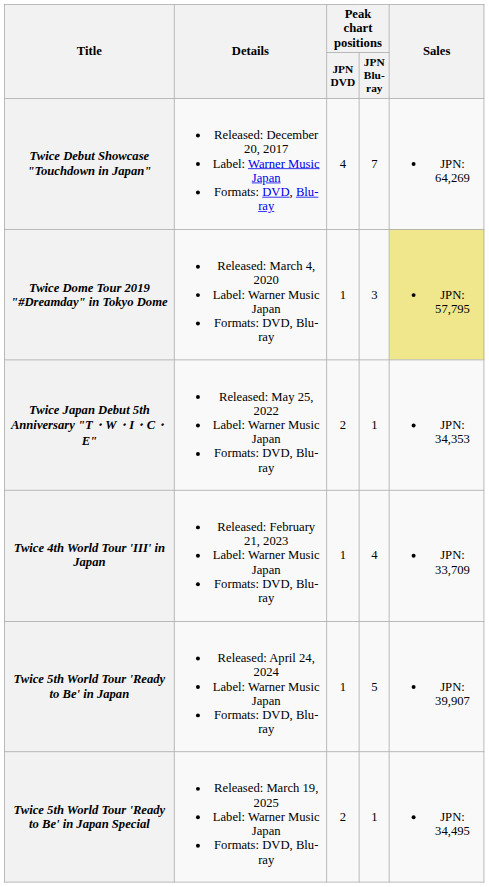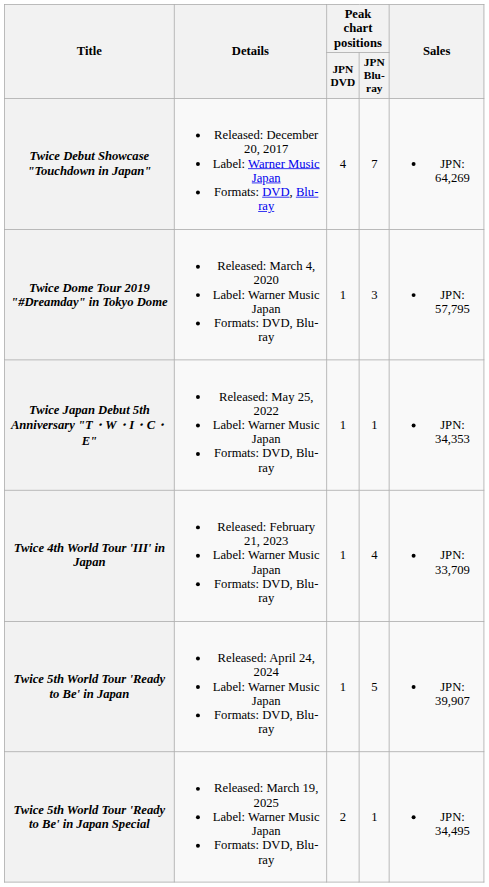(437, 302) khaki background -> (437, 302) no background
(343, 425) 2 -> (343, 425) 1
